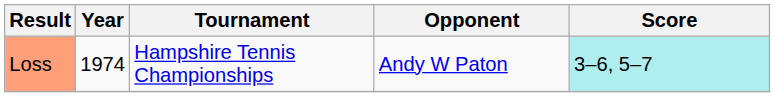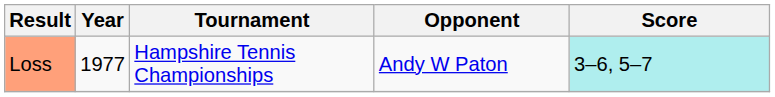(103, 63) 1974 -> (103, 63) 1977
